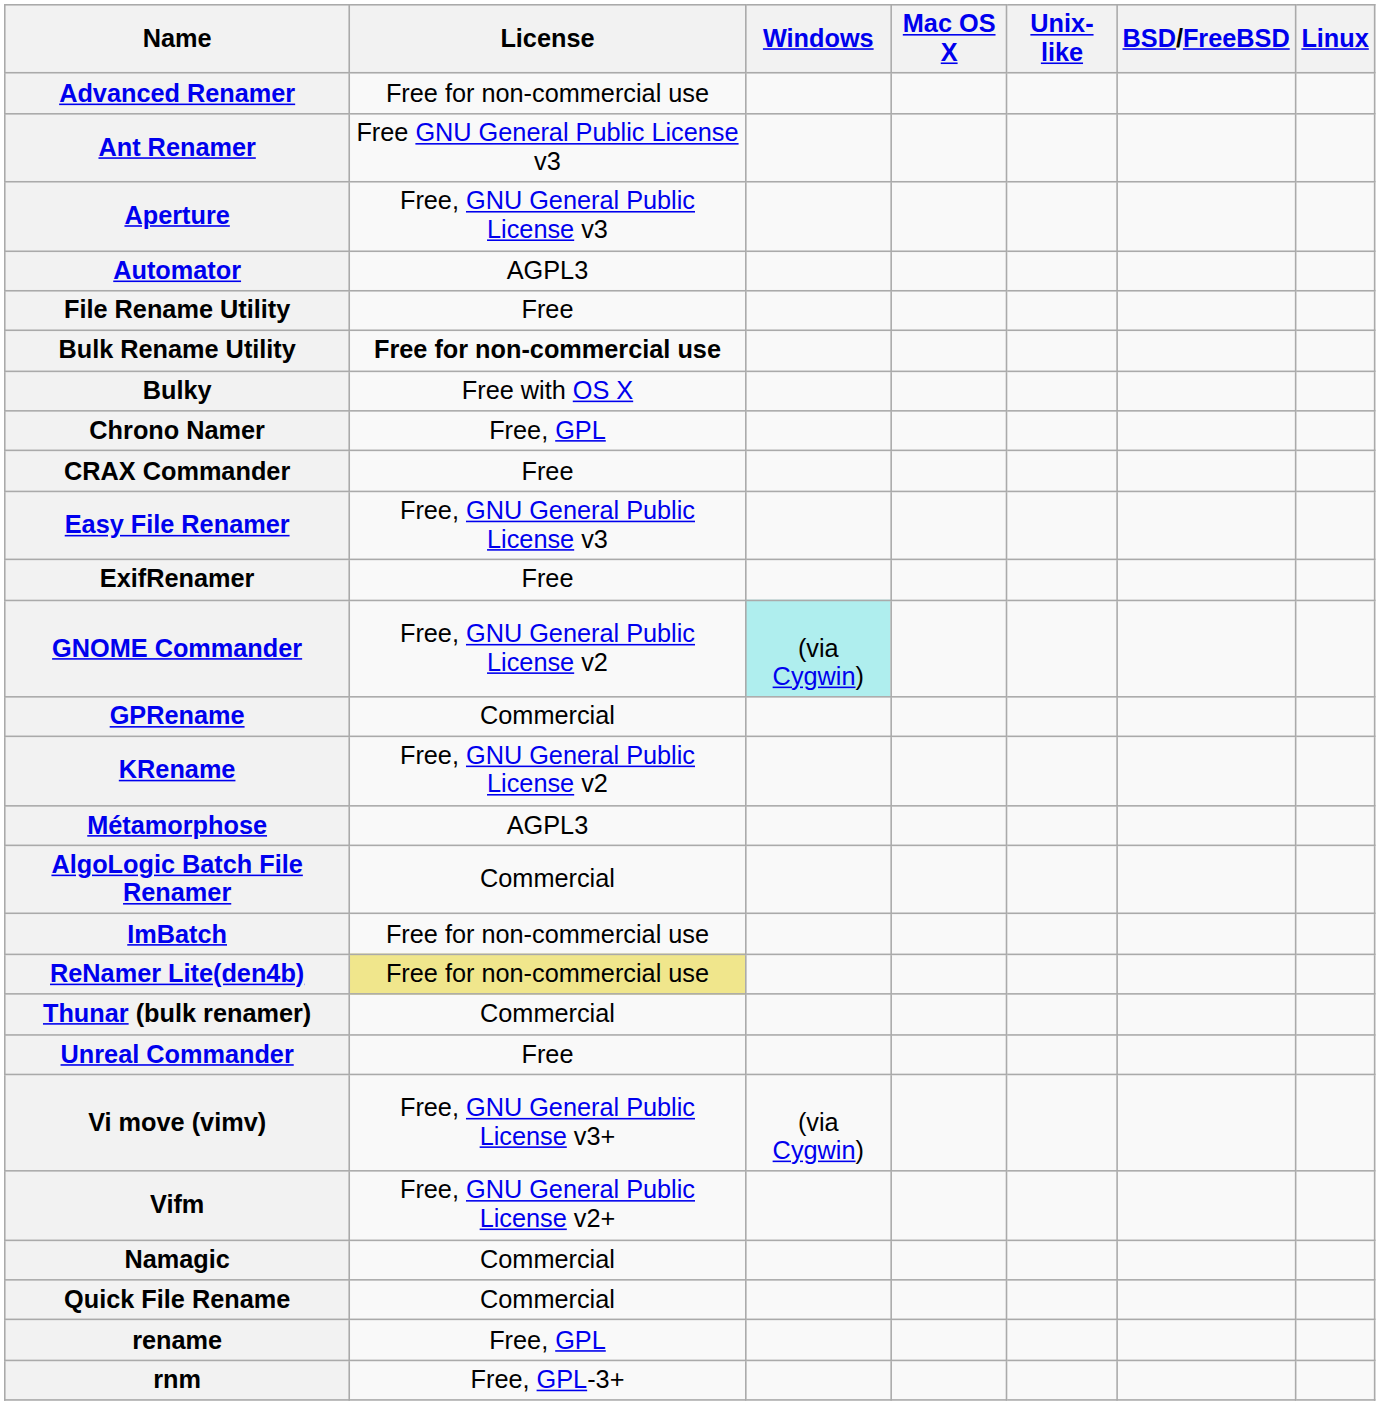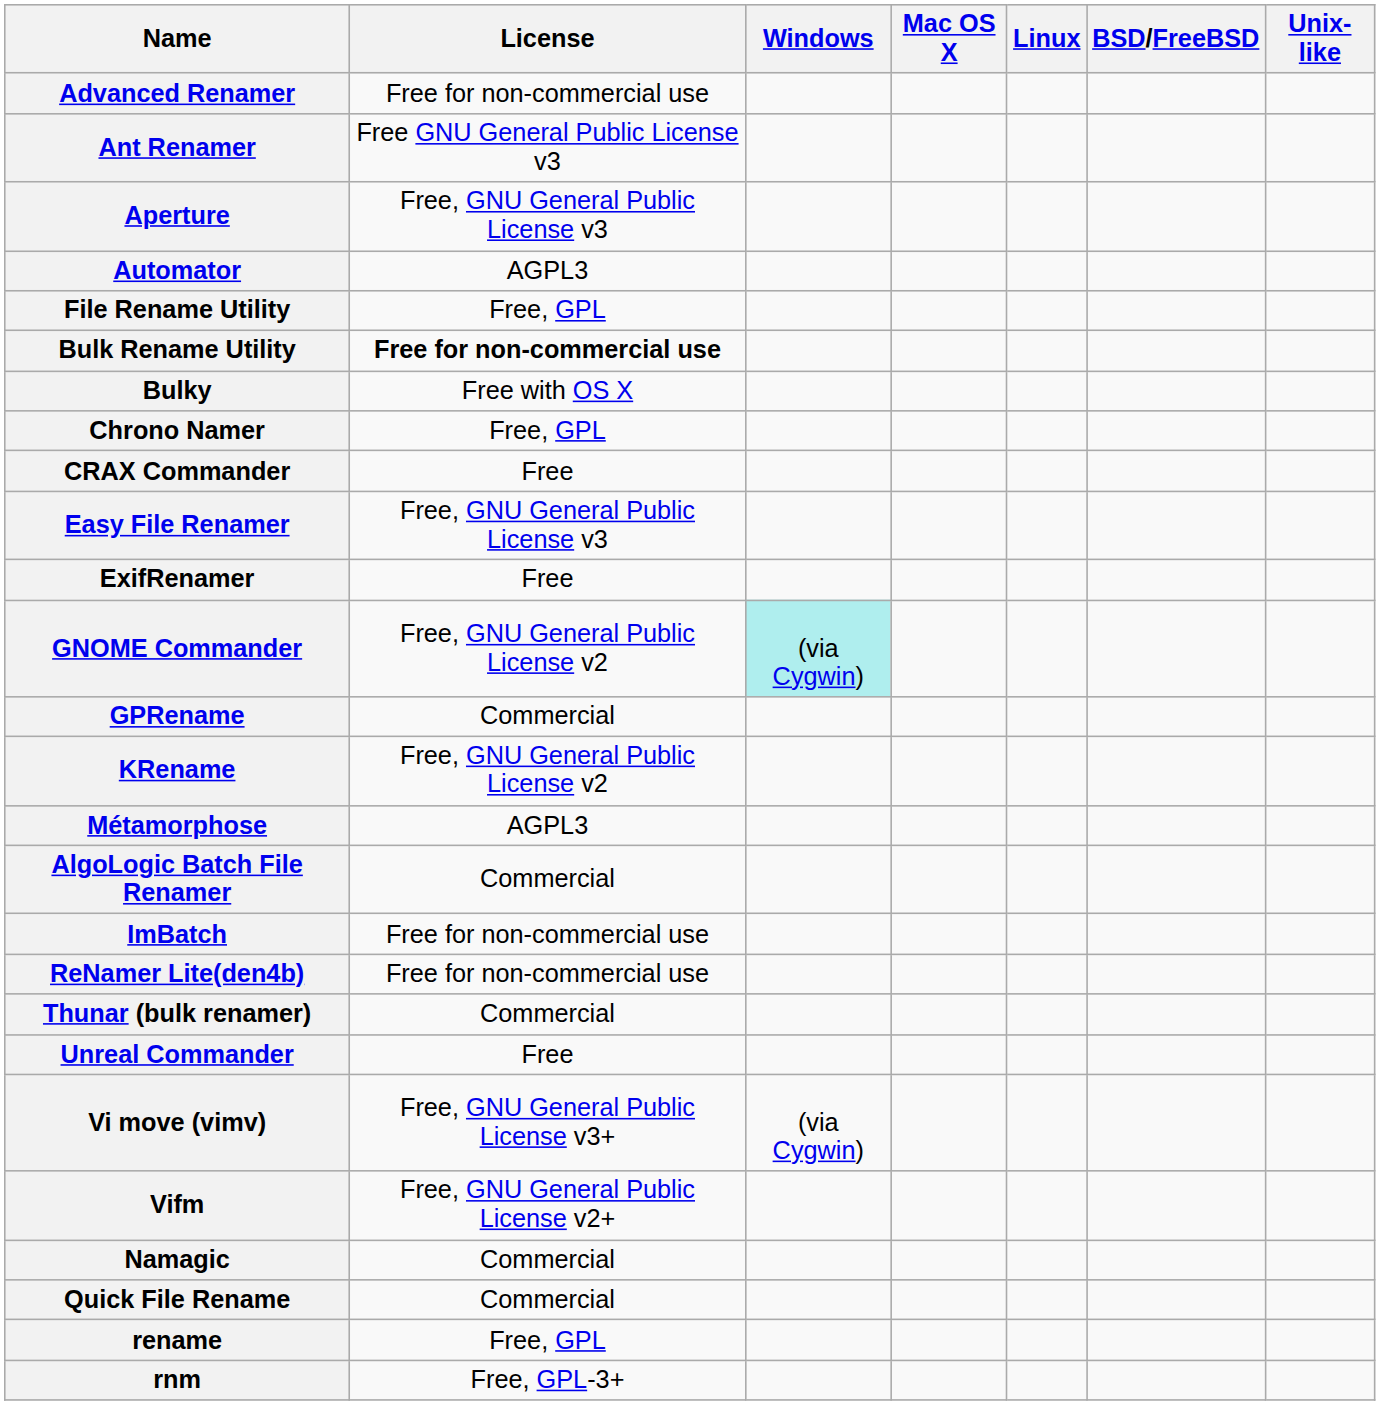columns swapped: (1335, 38) <-> (1062, 38)
(547, 310) Free -> (547, 310) Free, GPL
(547, 973) khaki background -> (547, 973) no background
